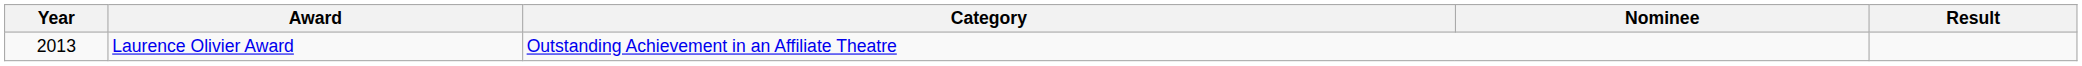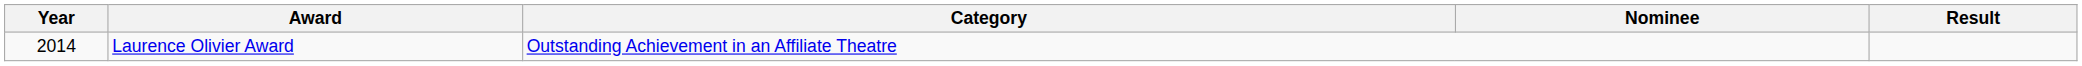(56, 46) 2013 -> (56, 46) 2014
